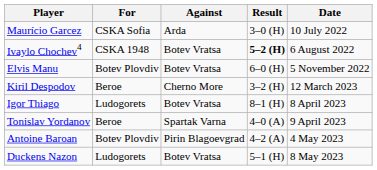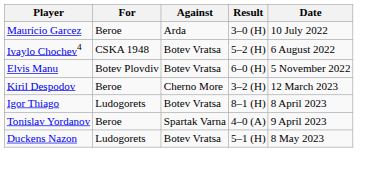(123, 30) CSKA Sofia -> (108, 30) Beroe
(267, 49) bold -> (248, 49) normal
- row: (42, 138)
